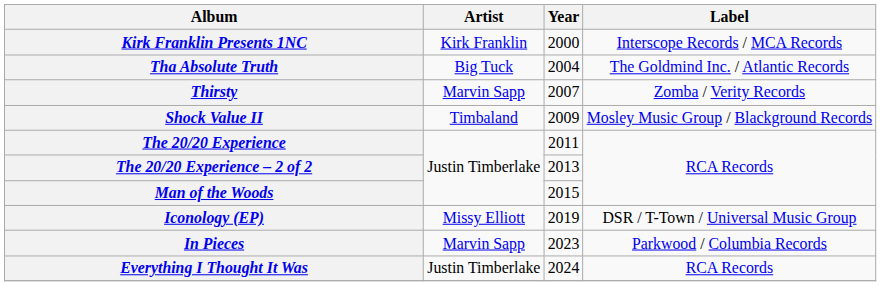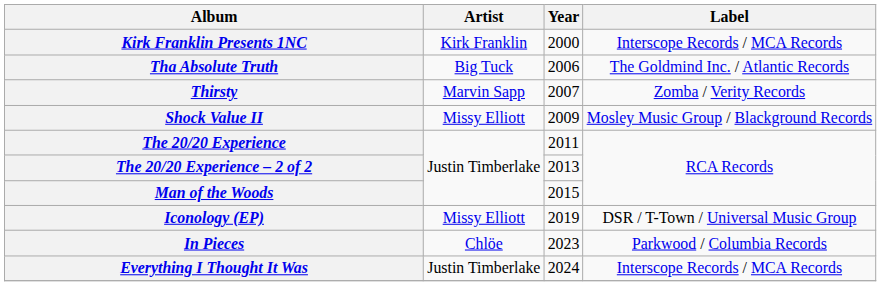(564, 67) 2004 -> (564, 67) 2006
(484, 117) Timbaland -> (484, 117) Missy Elliott
(484, 243) Marvin Sapp -> (484, 243) Chlöe
(729, 268) RCA Records -> (729, 268) Interscope Records / MCA Records
